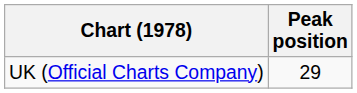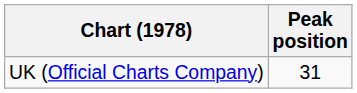(310, 72) 29 -> (310, 72) 31
